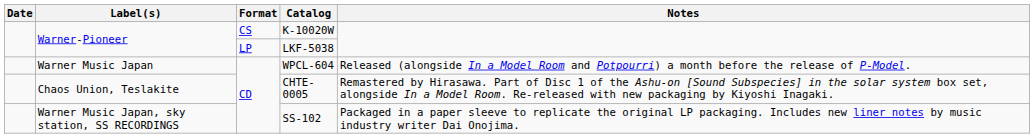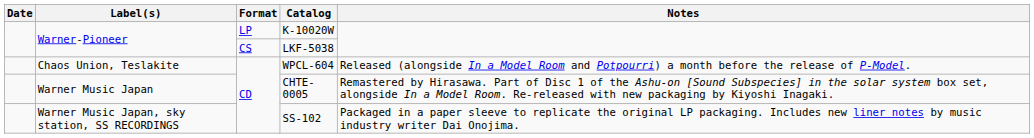(245, 30) CS -> (245, 30) LP
(245, 48) LP -> (245, 48) CS
(95, 65) Warner Music Japan -> (108, 65) Chaos Union, Teslakite
(108, 89) Chaos Union, Teslakite -> (95, 89) Warner Music Japan
